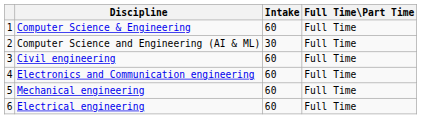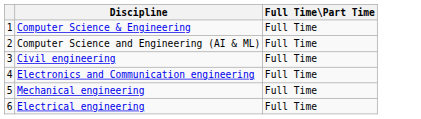- column: (282, 12)
